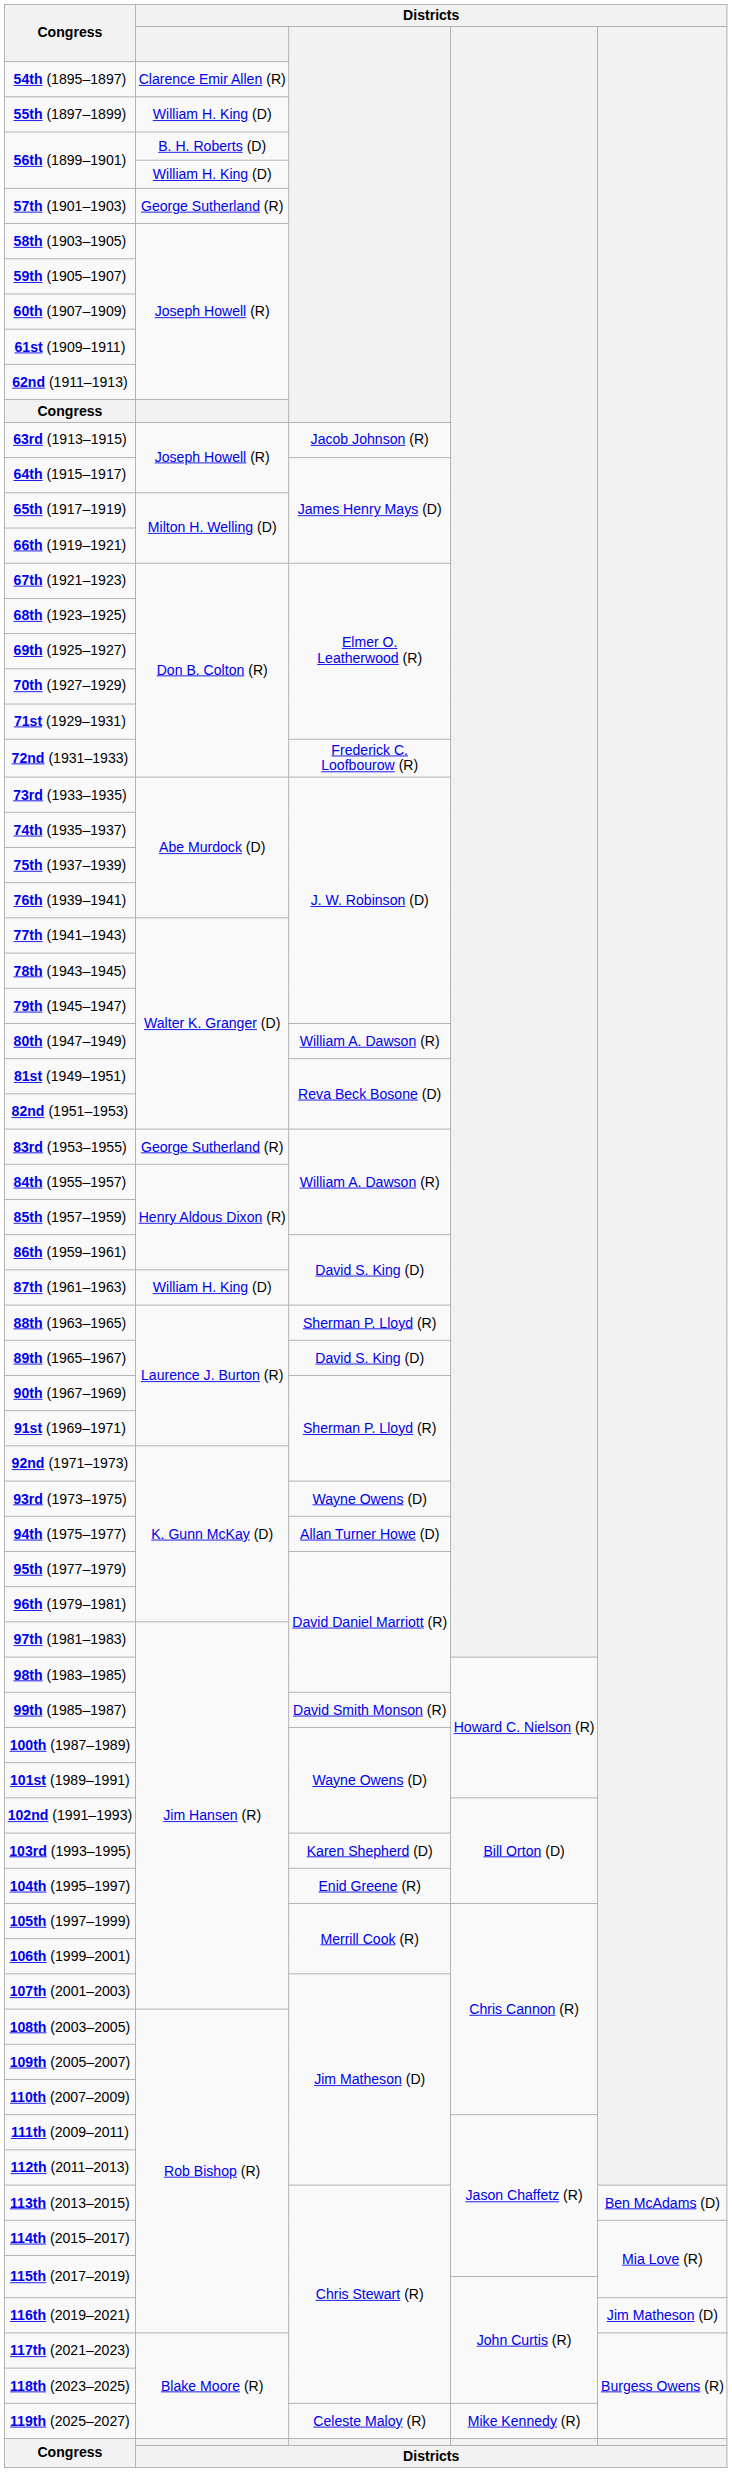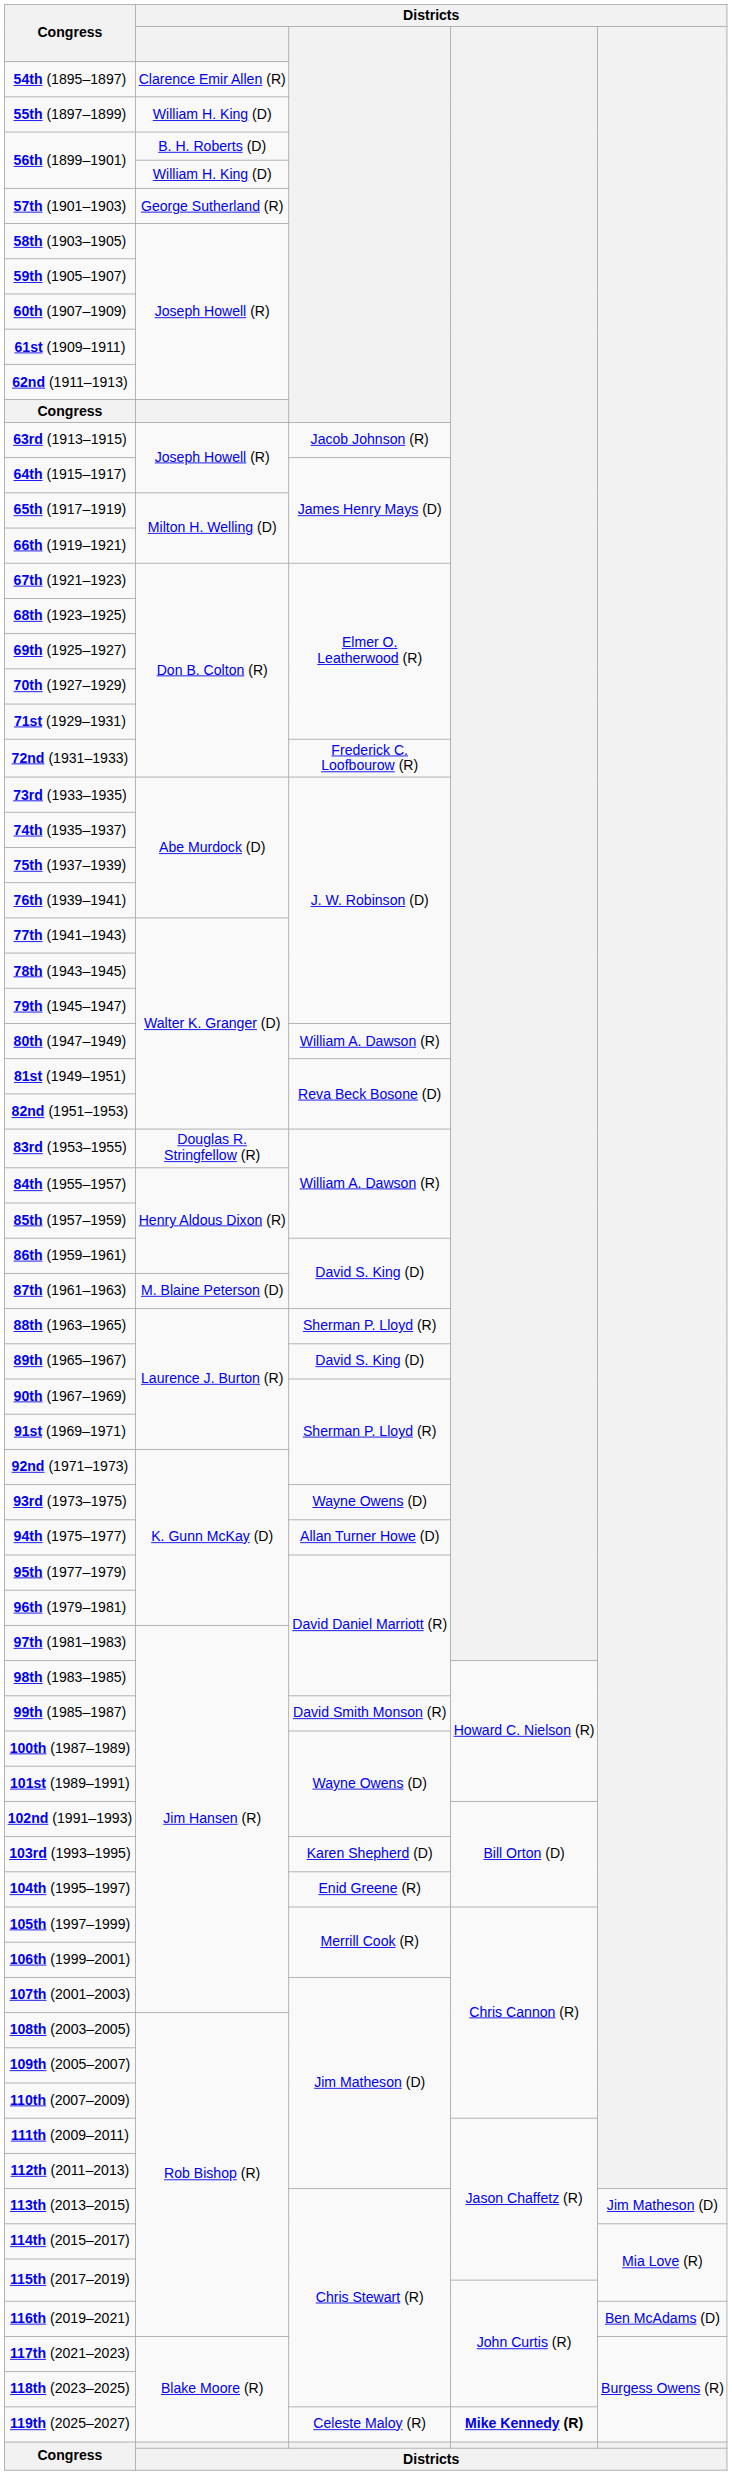(212, 1146) George Sutherland (R) -> (212, 1148) Douglas R. Stringfellow (R)
(212, 1287) William H. King (D) -> (212, 1290) M. Blaine Peterson (D)
(662, 2202) Ben McAdams (D) -> (662, 2205) Jim Matheson (D)
(662, 2315) Jim Matheson (D) -> (662, 2318) Ben McAdams (D)
(524, 2421) normal -> (524, 2424) bold
